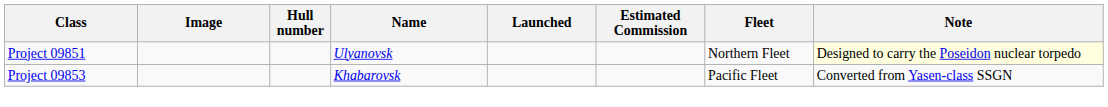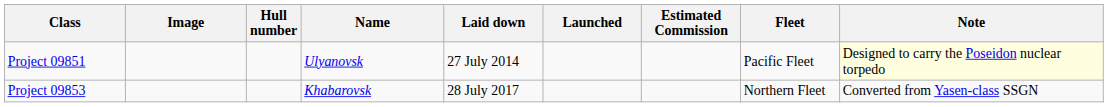+ column: (493, 23)
(749, 53) Northern Fleet -> (779, 61) Pacific Fleet
(743, 75) Pacific Fleet -> (785, 91) Northern Fleet
